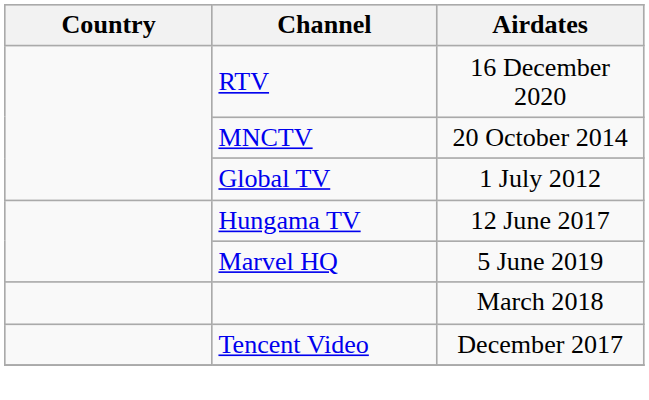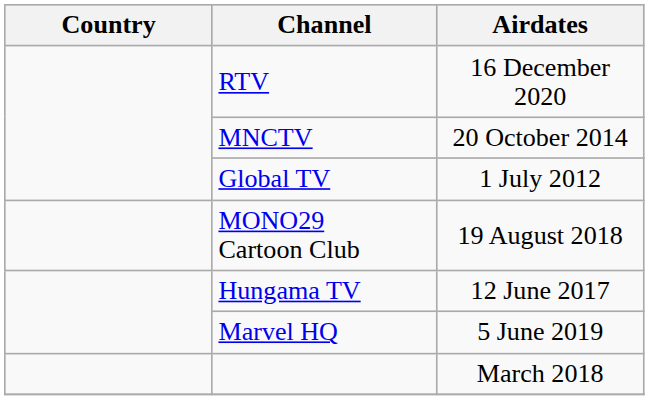+ row: (289, 234)
- row: (294, 344)
